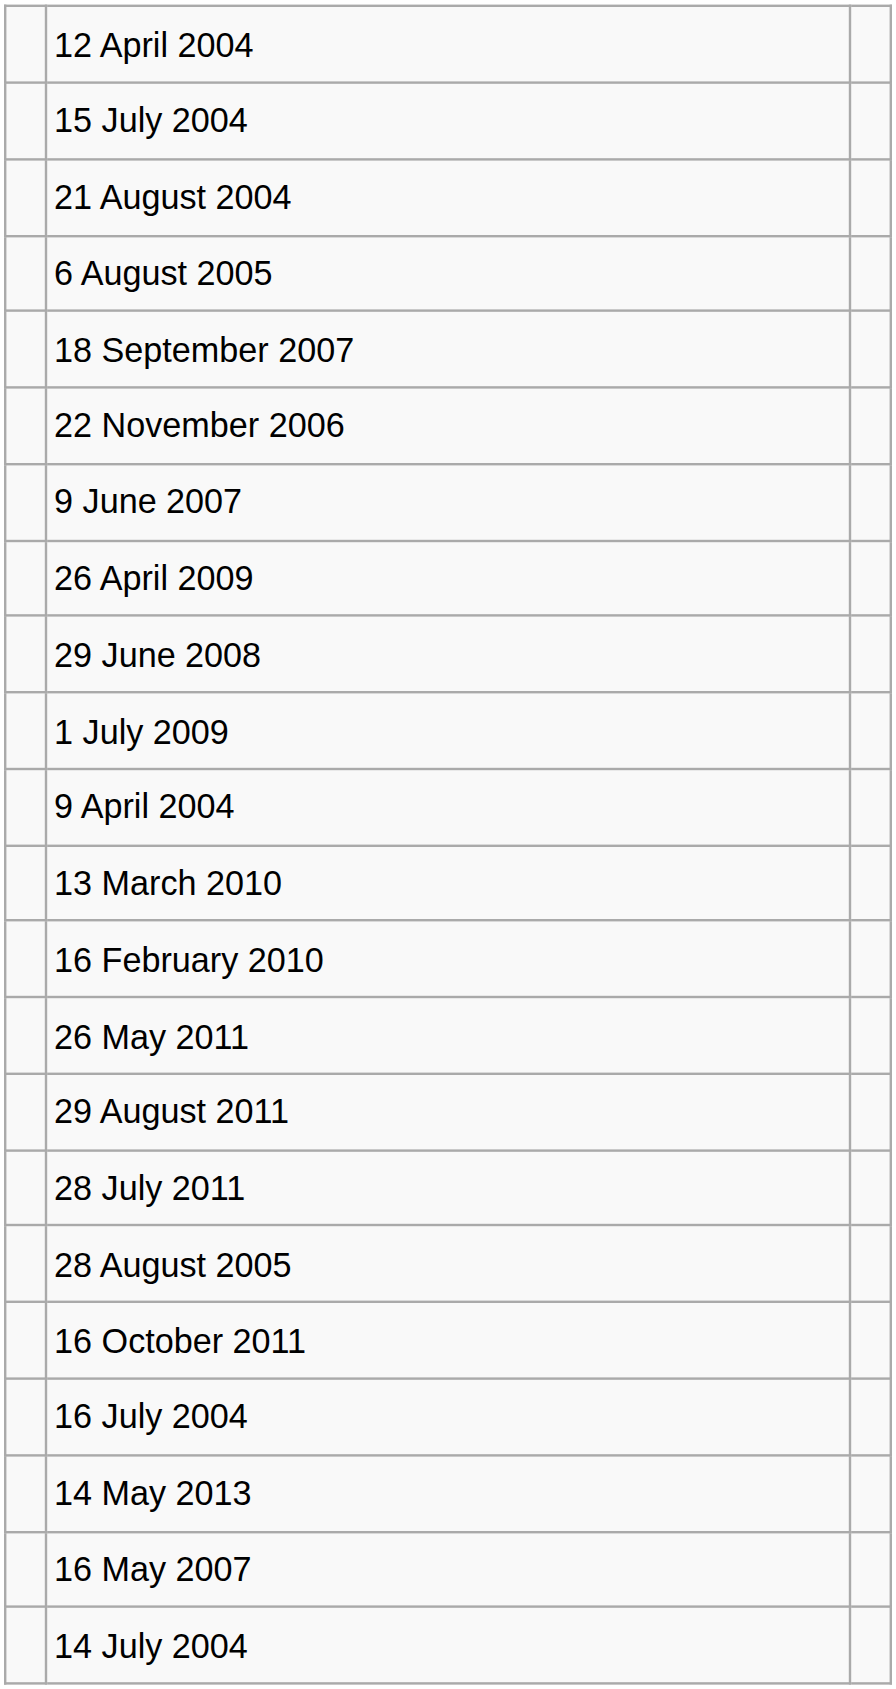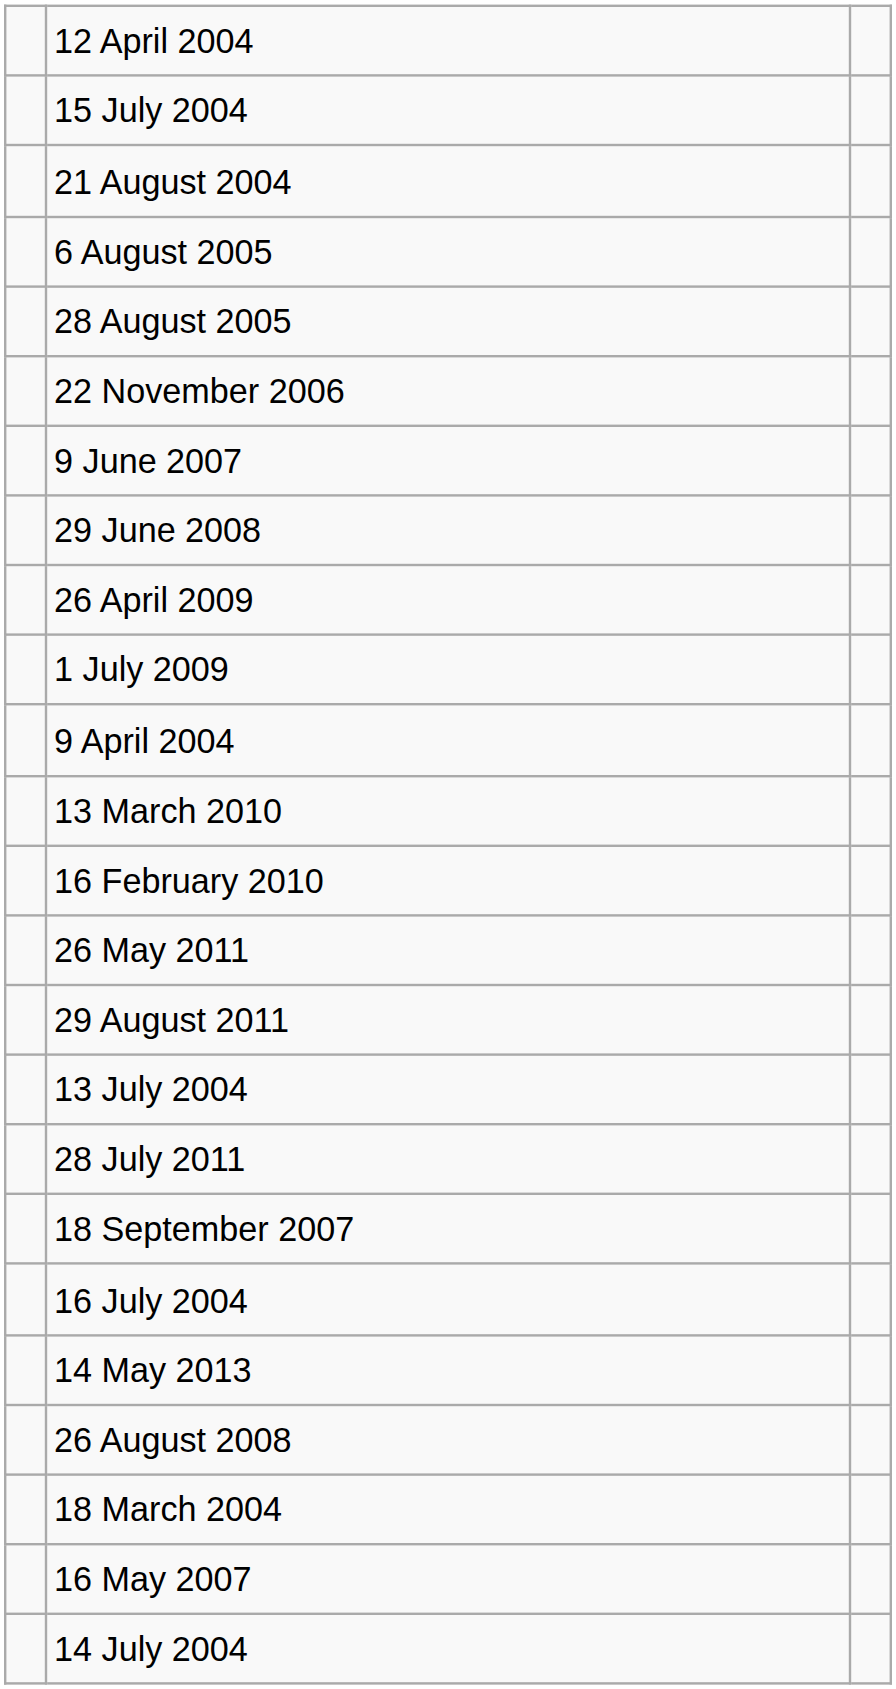rows swapped: (173, 1264) <-> (204, 349)
rows swapped: (158, 654) <-> (154, 578)
+ row: (151, 1090)
- row: (180, 1341)
+ row: (173, 1439)
+ row: (168, 1509)
